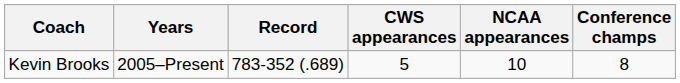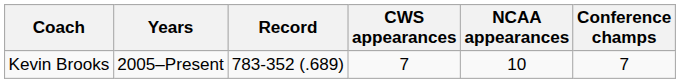(404, 64) 5 -> (404, 64) 7
(624, 64) 8 -> (624, 64) 7
